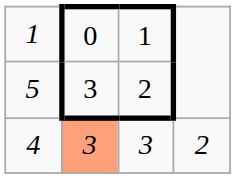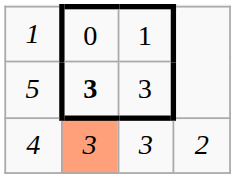(90, 88) normal -> (90, 88) bold
(145, 88) 2 -> (145, 88) 3
